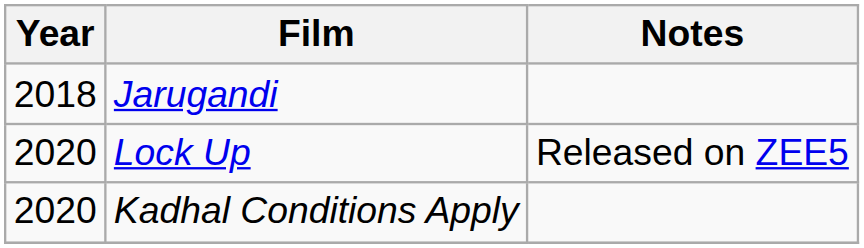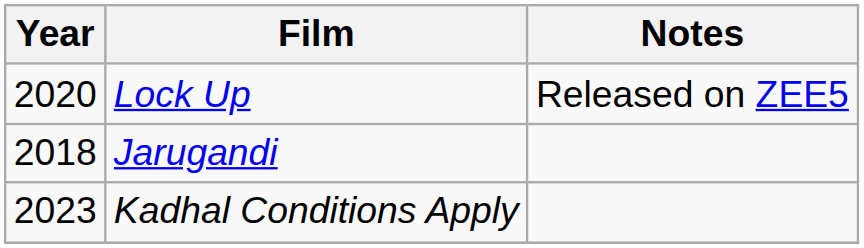rows swapped: (196, 93) <-> (182, 152)
(55, 211) 2020 -> (55, 211) 2023
